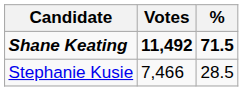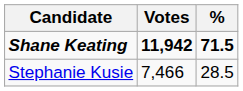(167, 45) 11,492 -> (167, 45) 11,942
